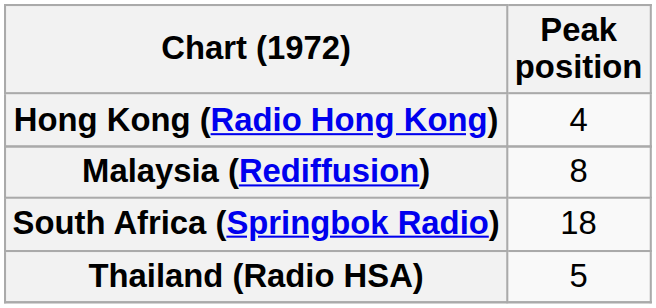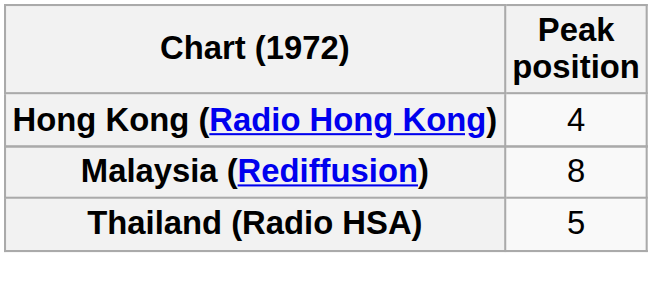- row: (256, 223)
